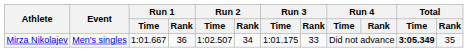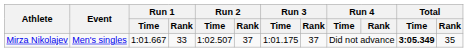(182, 41) 36 -> (182, 41) 33
(248, 41) 34 -> (248, 41) 37
(314, 41) 33 -> (314, 41) 37
